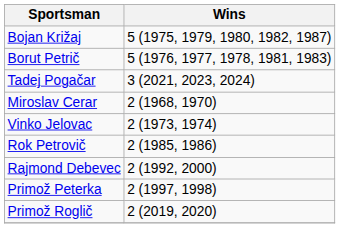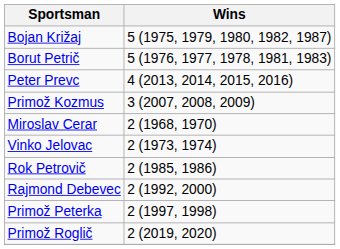+ row: (44, 80)
+ row: (56, 102)
- row: (52, 80)
